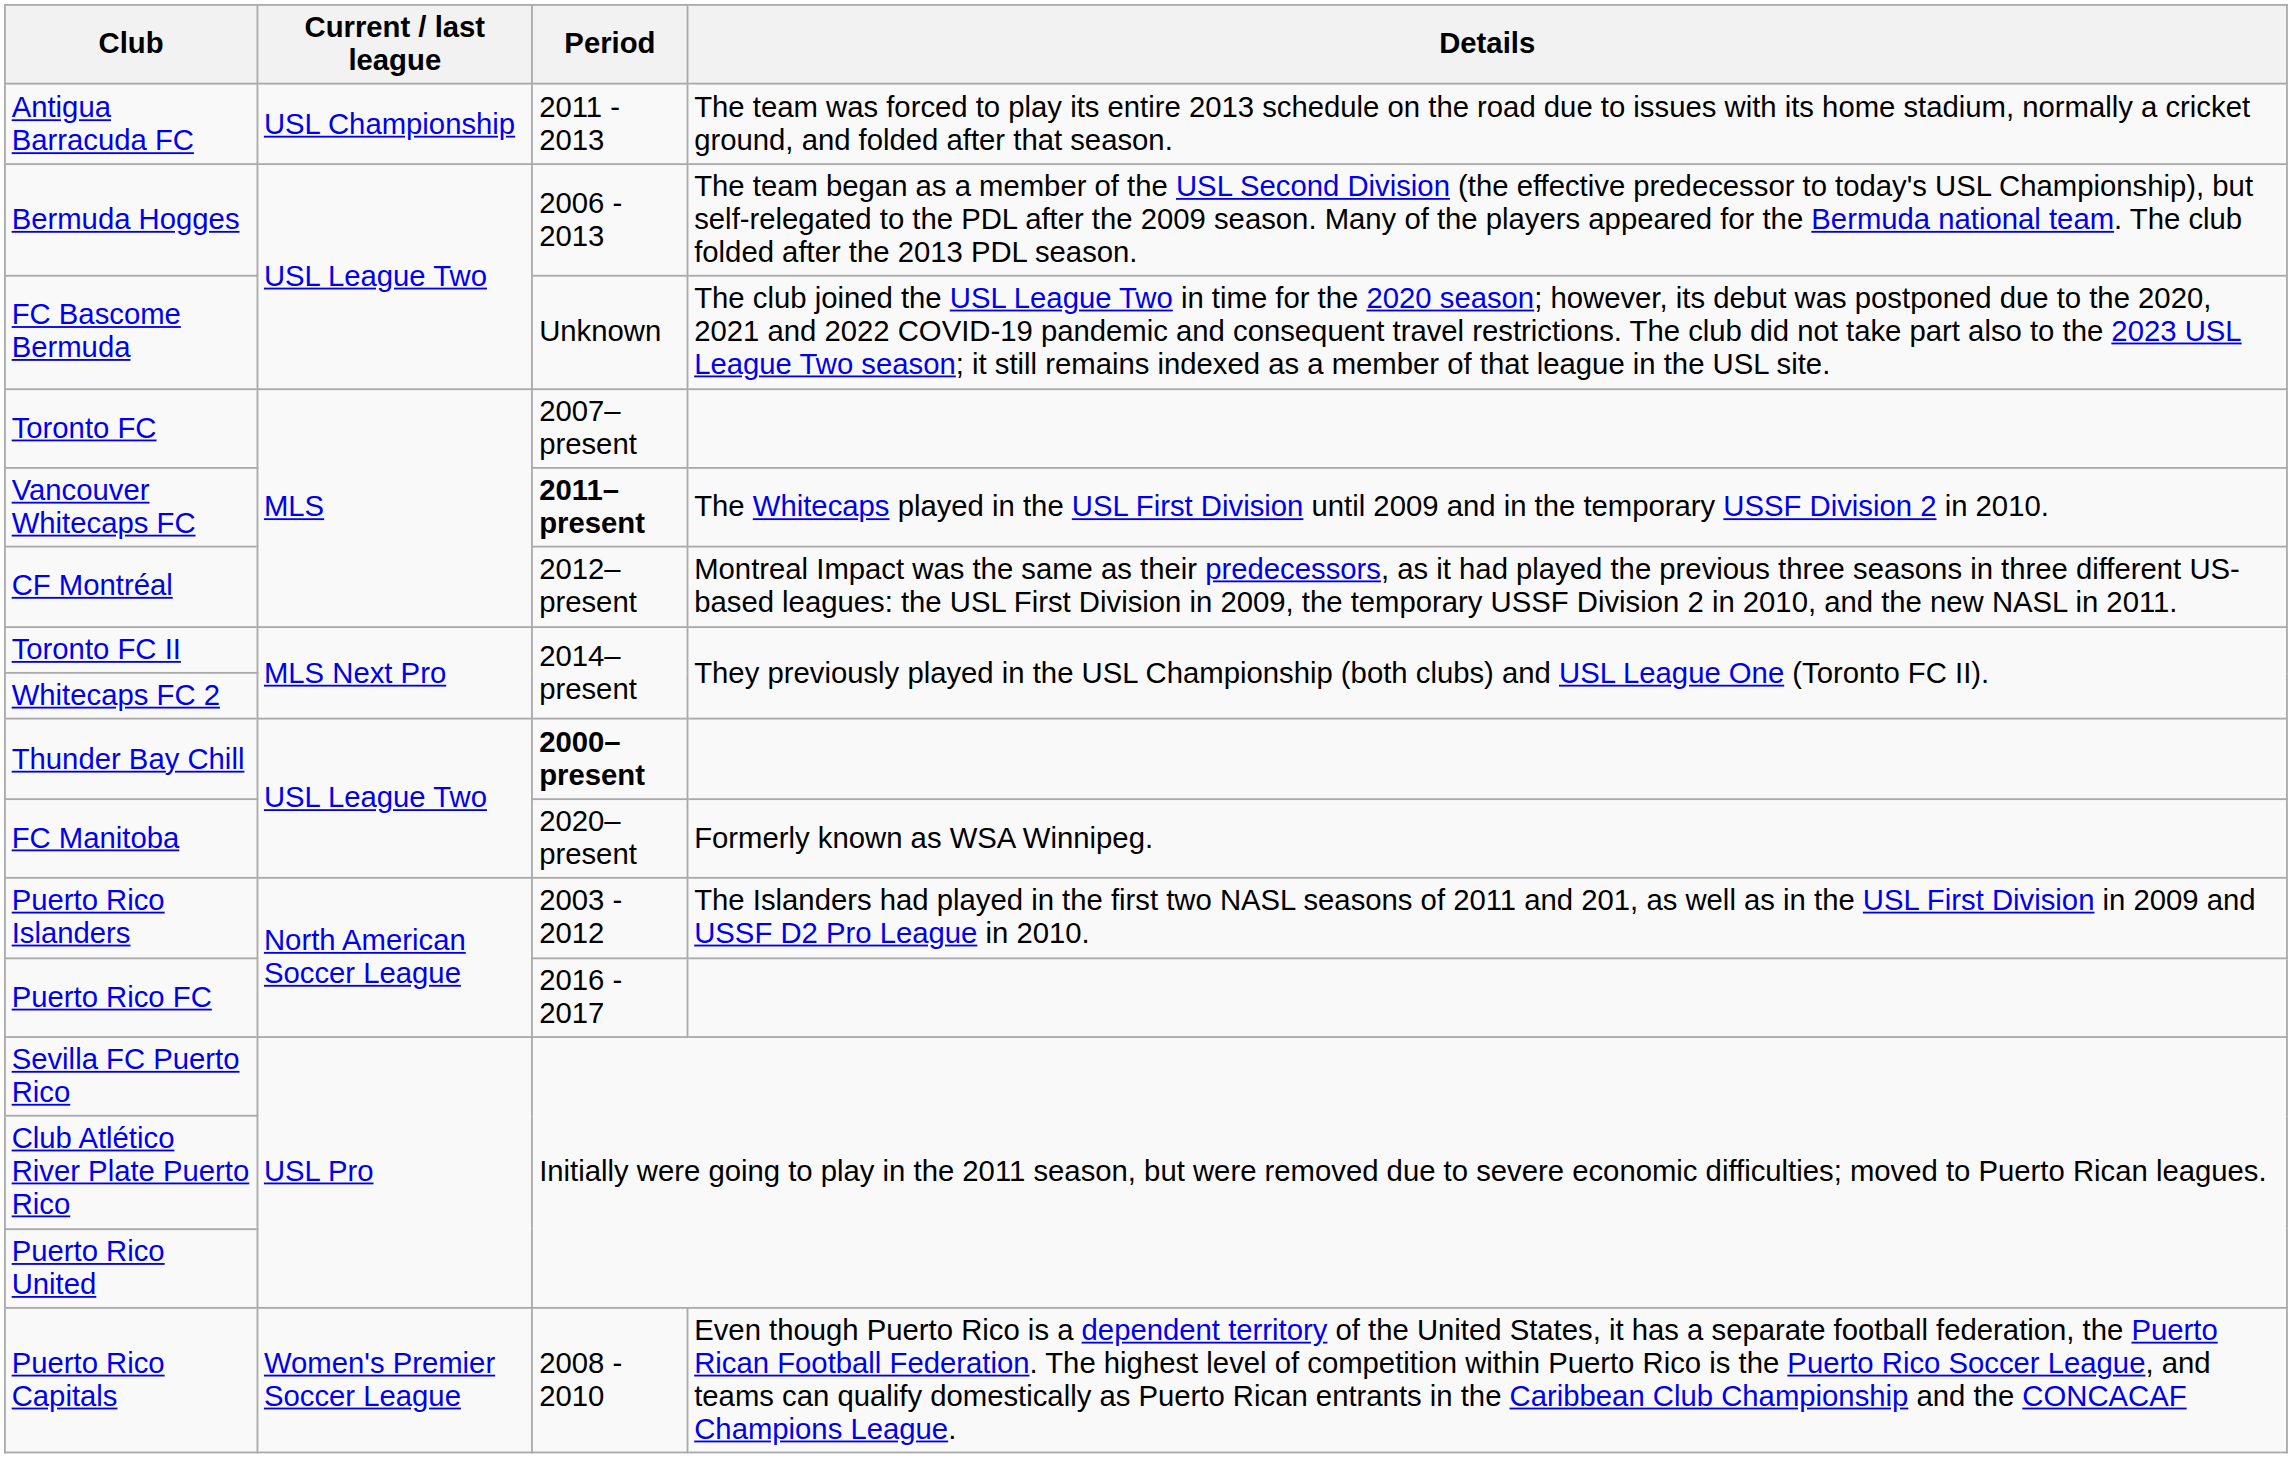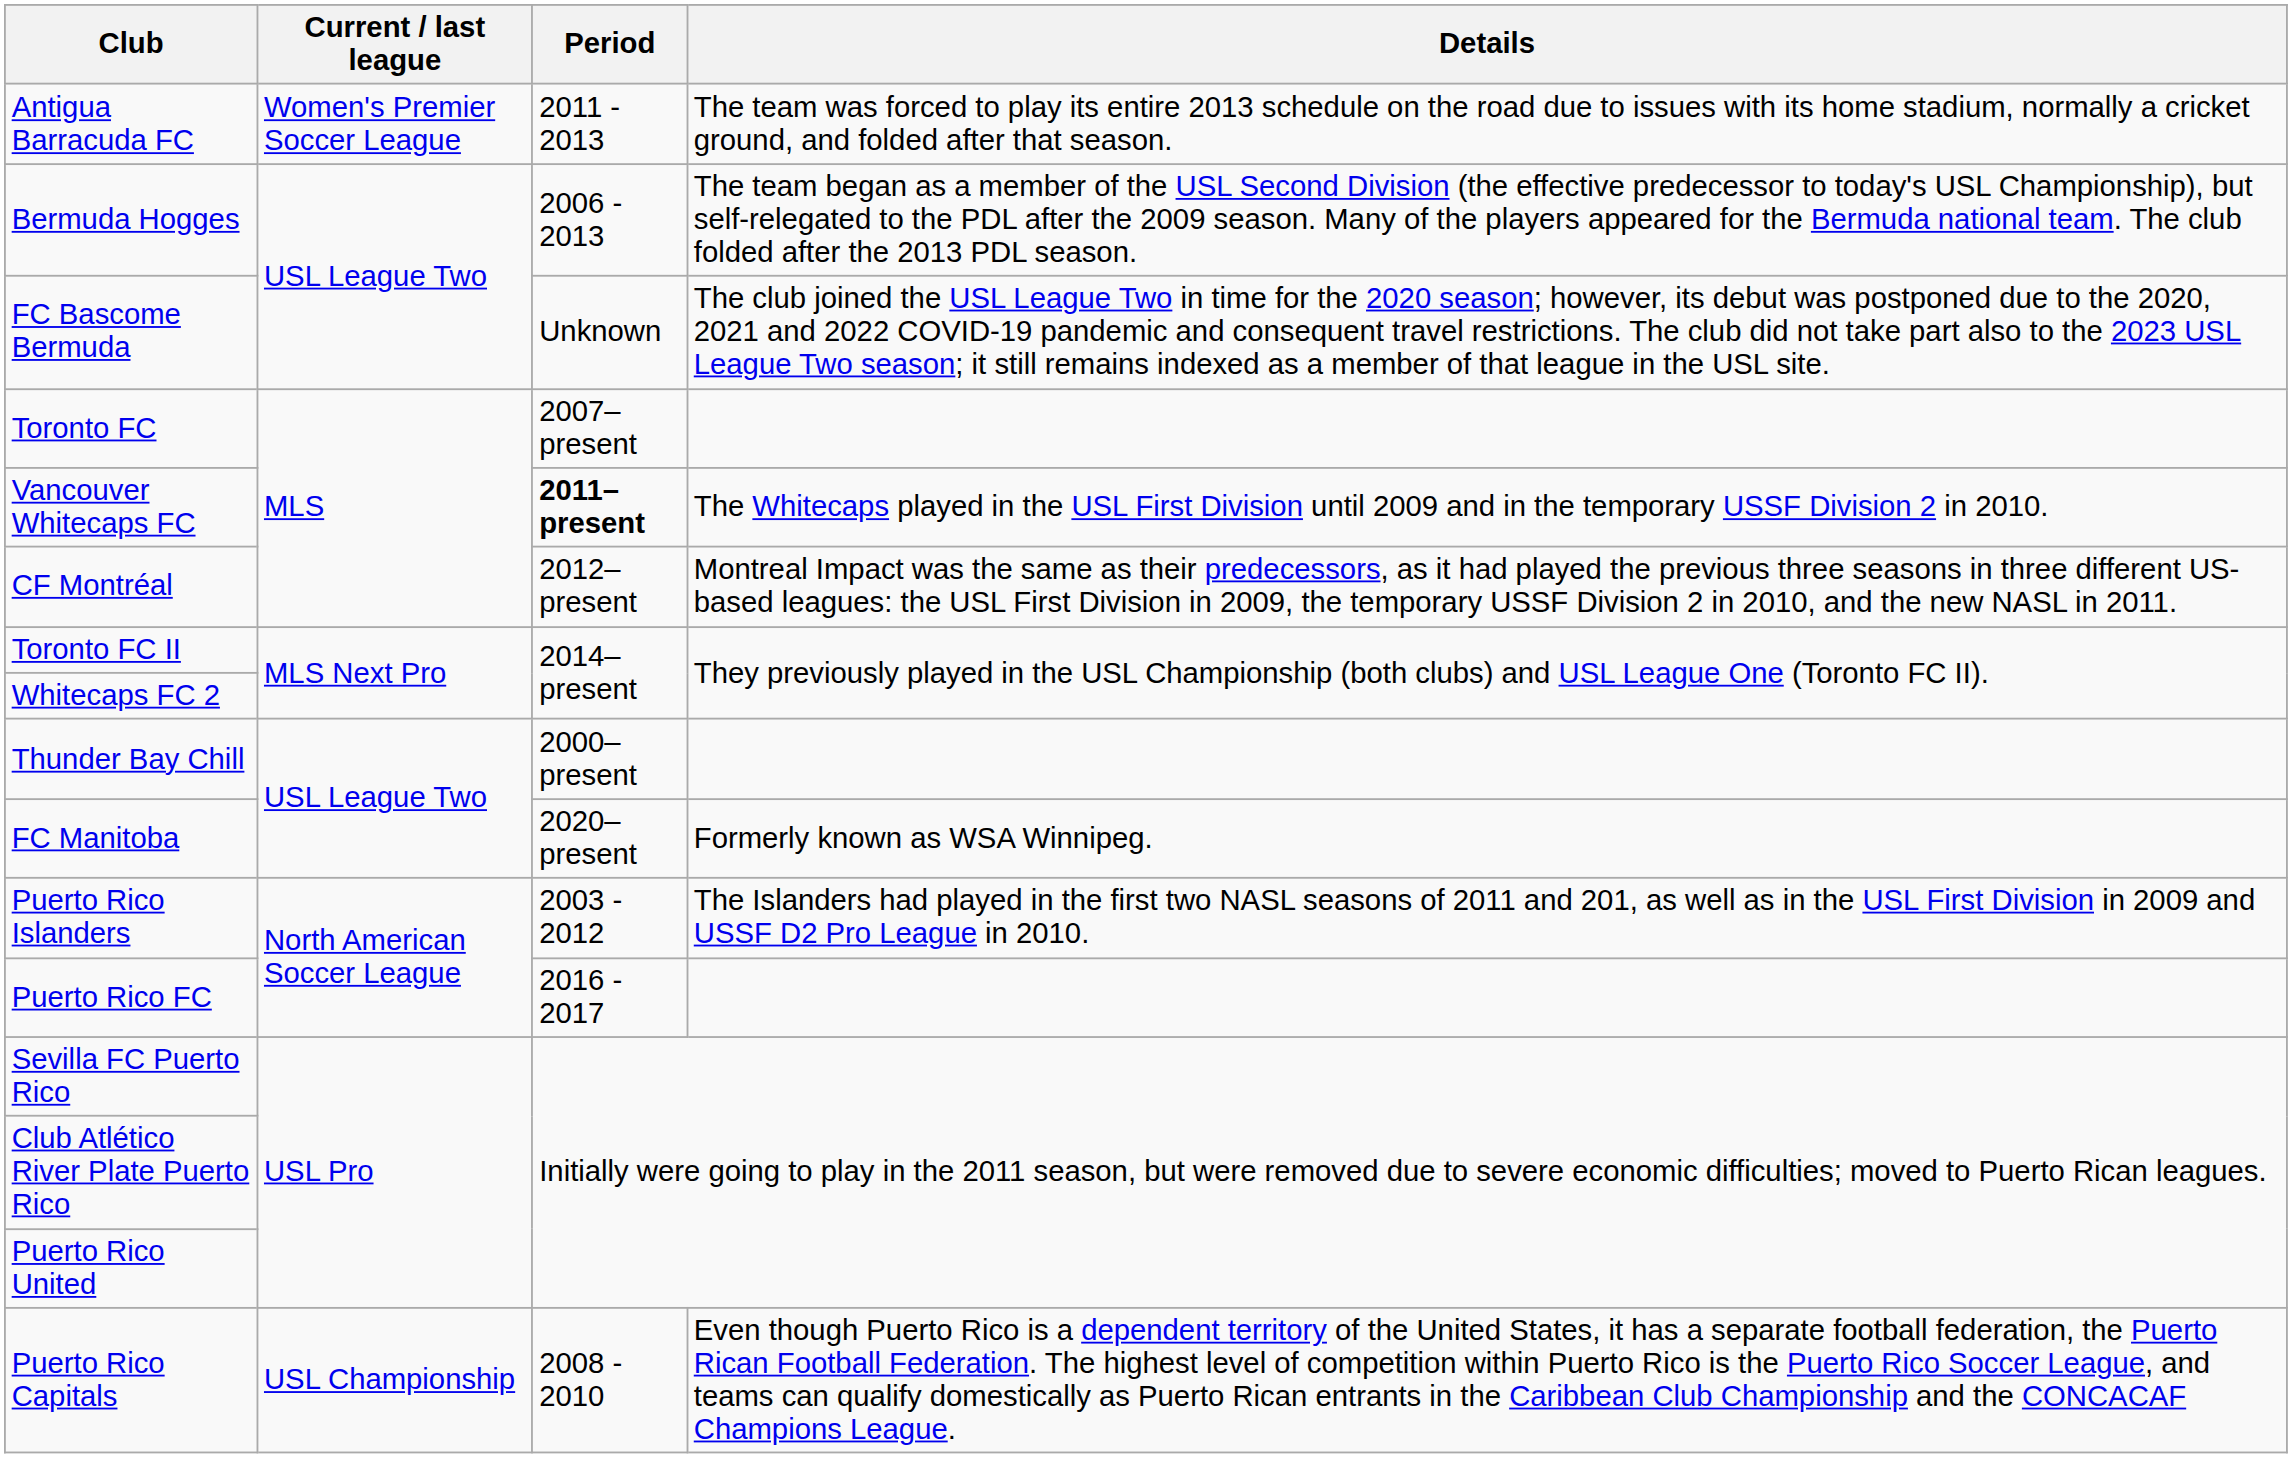(390, 123) USL Championship -> (380, 123) Women's Premier Soccer League
(592, 758) bold -> (588, 758) normal
(380, 1380) Women's Premier Soccer League -> (390, 1380) USL Championship
